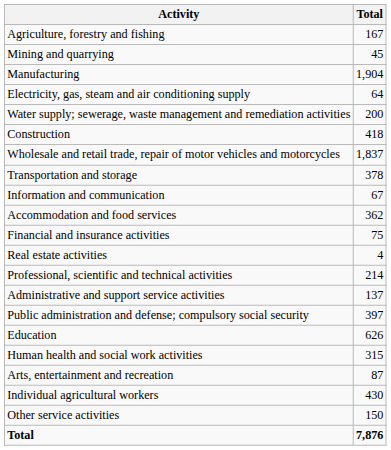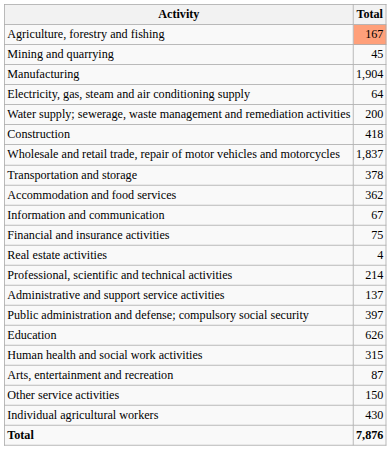(374, 34) no background -> (374, 34) lightsalmon background
rows swapped: (92, 215) <-> (86, 195)
rows swapped: (63, 415) <-> (83, 395)
